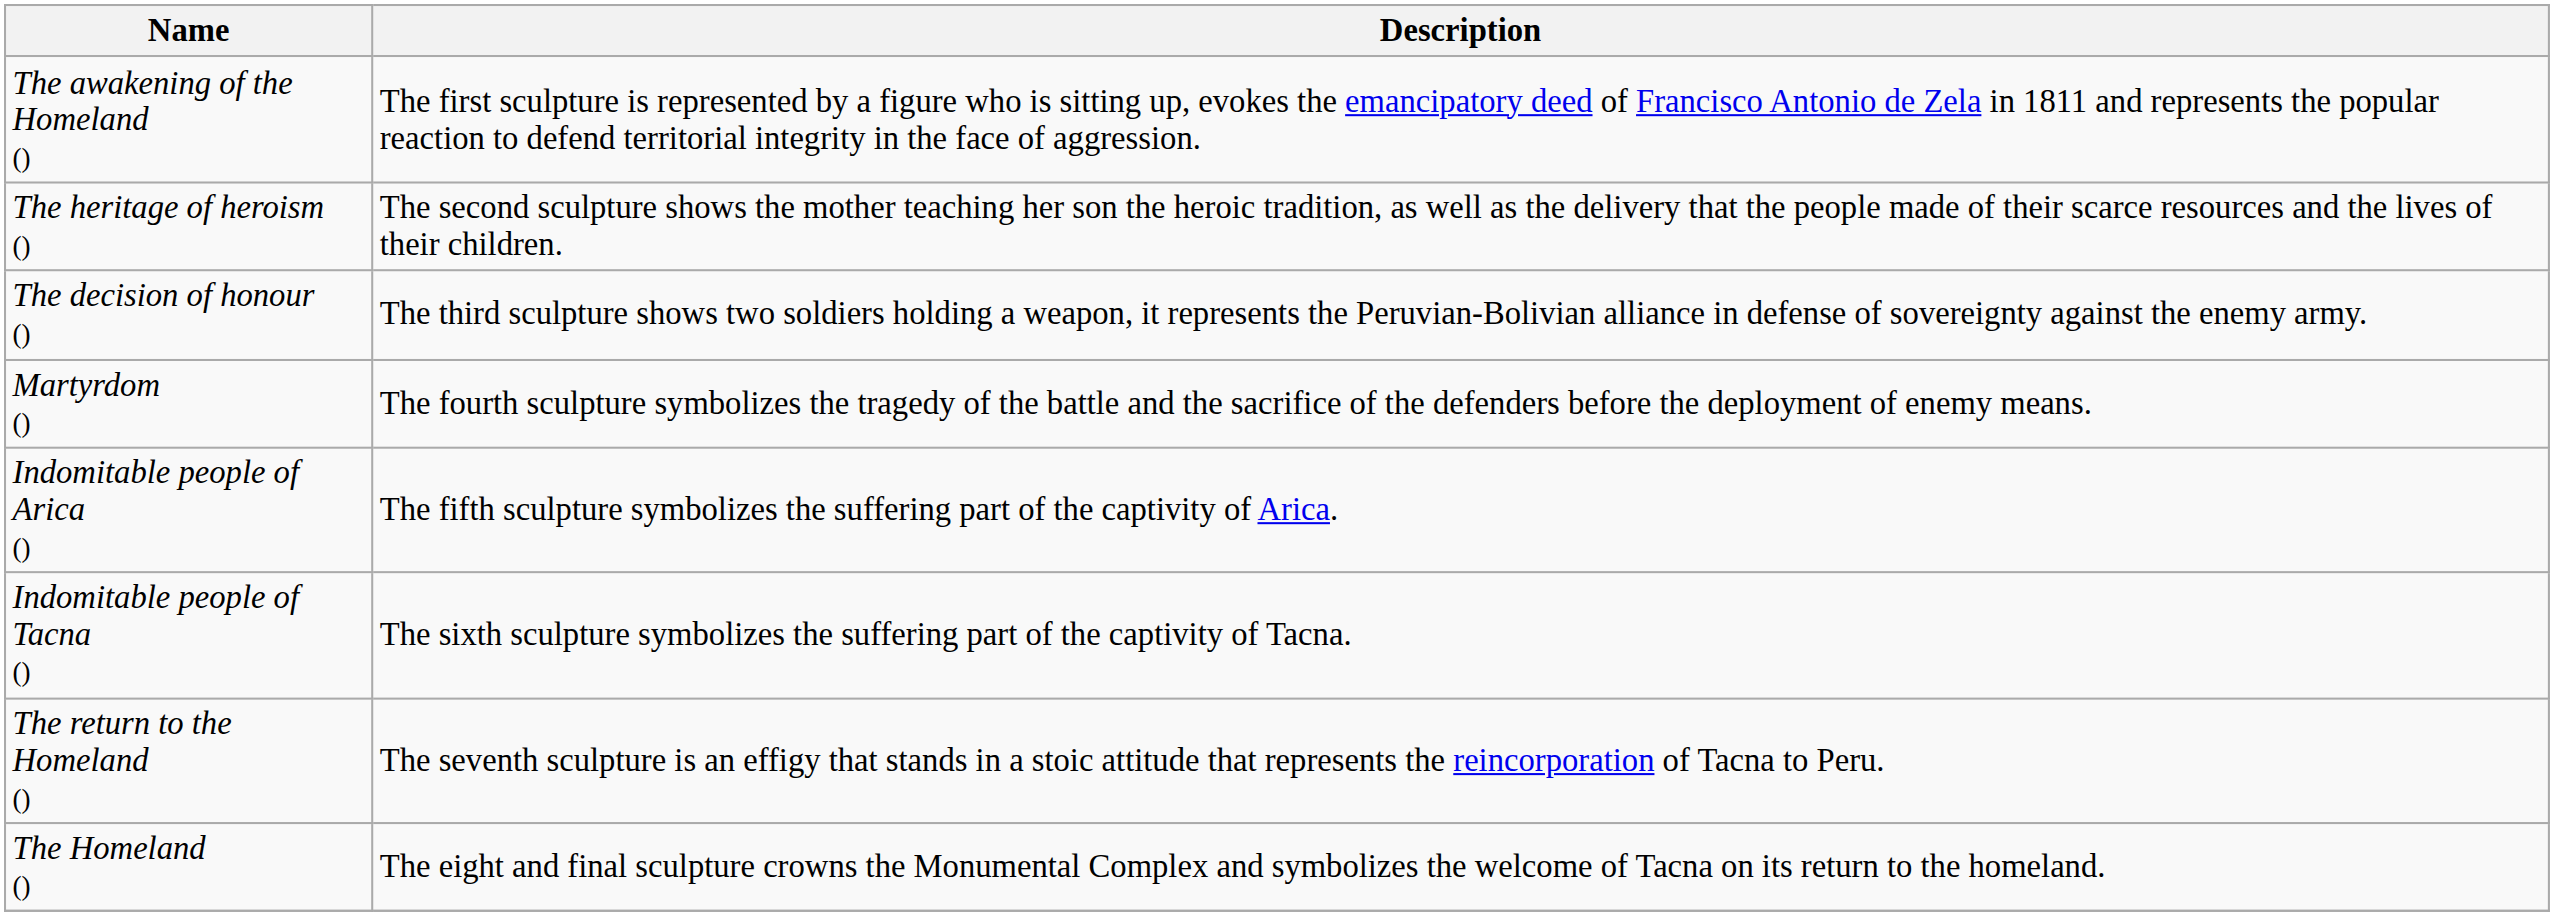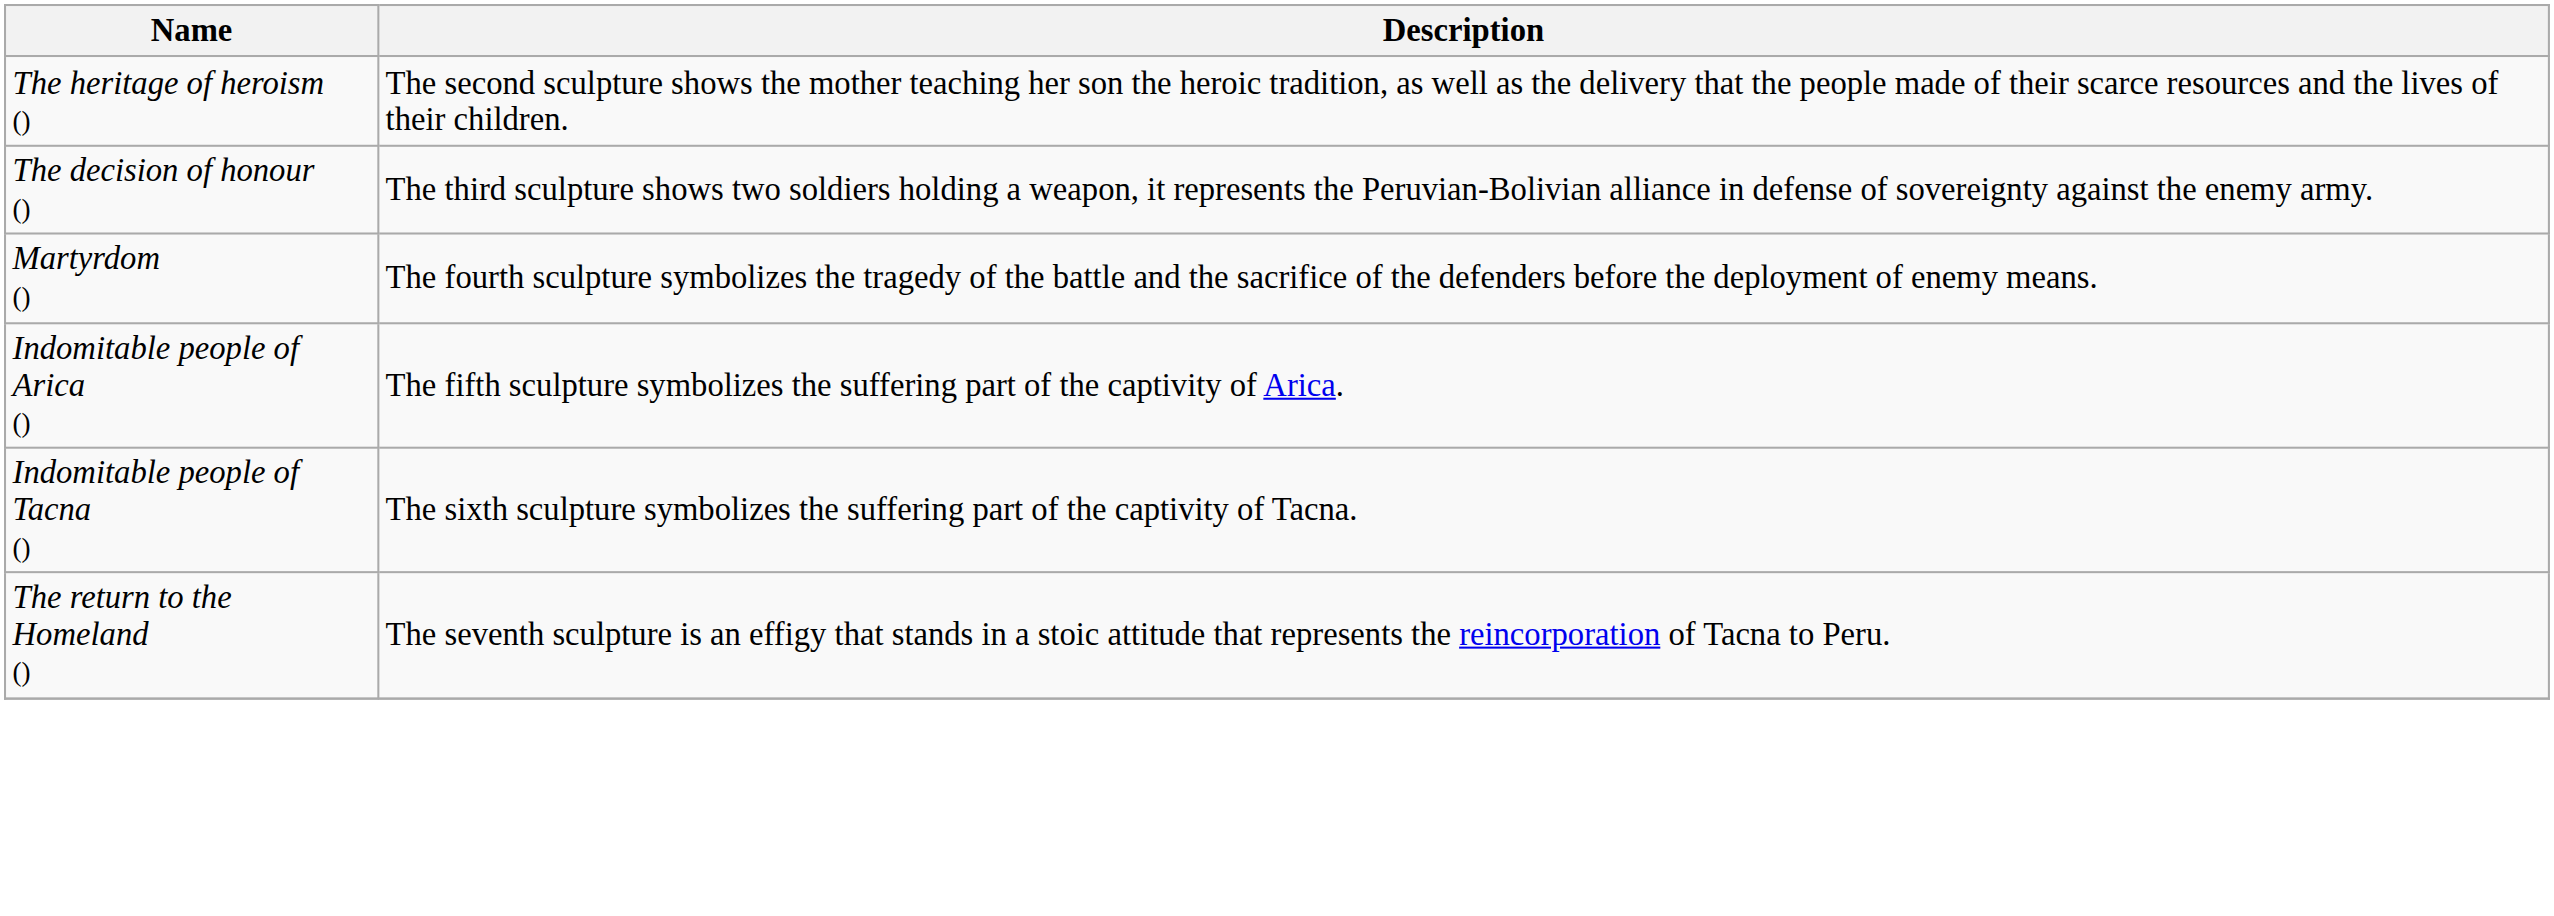- row: (153, 118)
- row: (109, 866)
